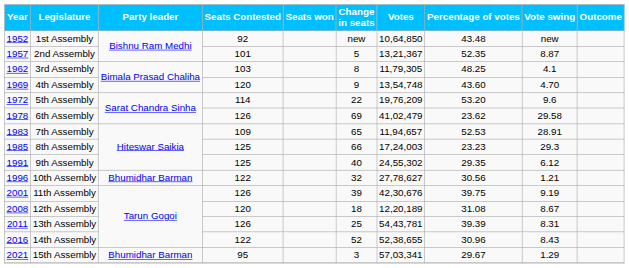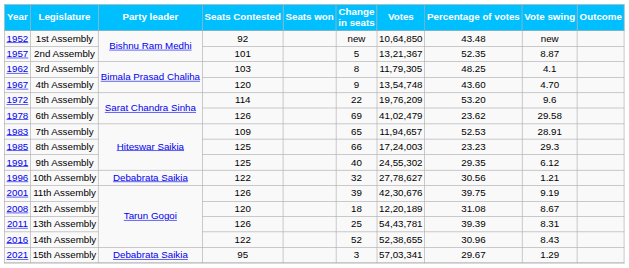(17, 85) 1969 -> (17, 85) 1967
(150, 178) Bhumidhar Barman -> (150, 178) Debabrata Saikia
(150, 255) Bhumidhar Barman -> (150, 255) Debabrata Saikia
